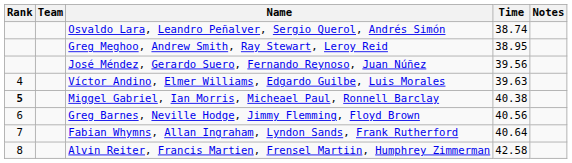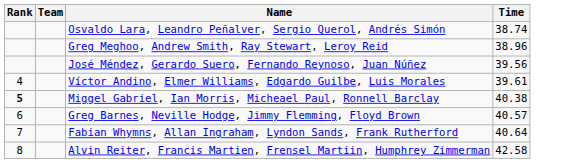- column: (548, 13)
(511, 48) 38.95 -> (511, 48) 38.96
(511, 82) 39.63 -> (511, 82) 39.61
(511, 116) 40.56 -> (511, 116) 40.57
